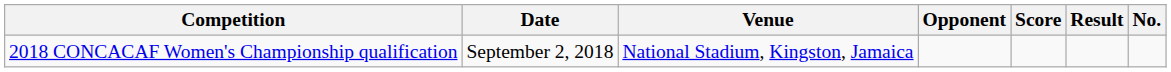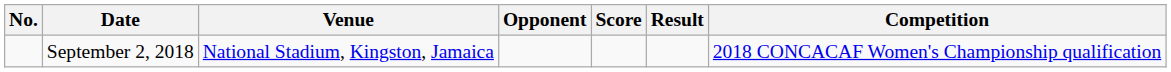columns swapped: (1147, 19) <-> (233, 19)
